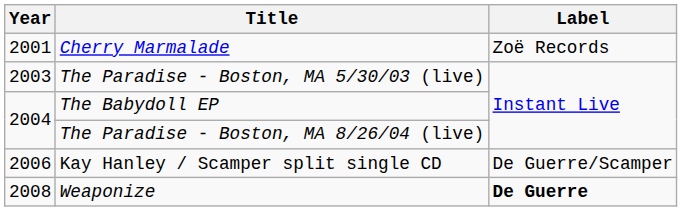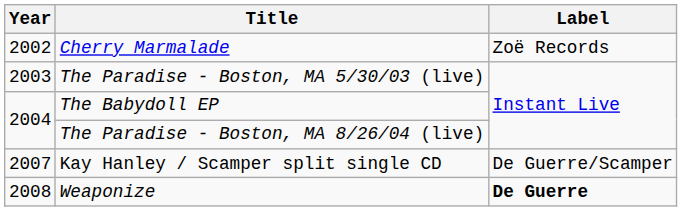(30, 48) 2001 -> (30, 48) 2002
(30, 163) 2006 -> (30, 163) 2007
